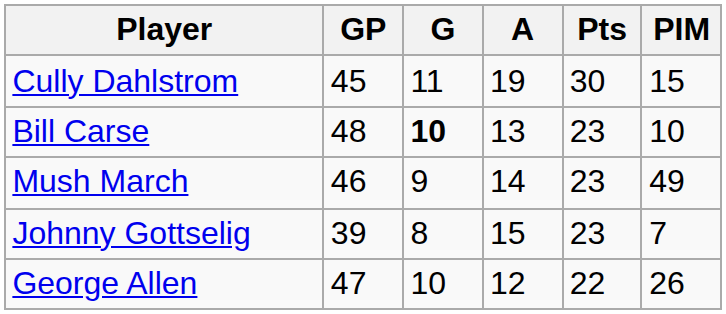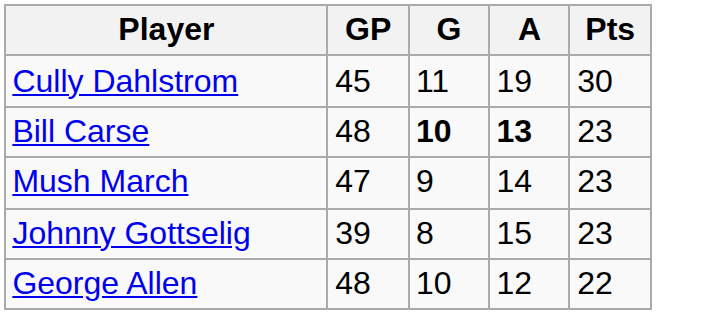- column: (682, 29)
(508, 131) normal -> (514, 131) bold
(349, 182) 46 -> (353, 182) 47
(349, 283) 47 -> (353, 283) 48
